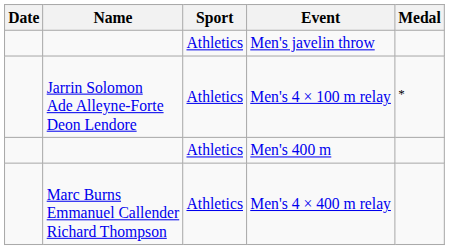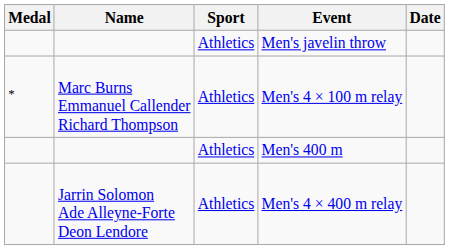columns swapped: (419, 17) <-> (24, 17)
(105, 106) Jarrin Solomon Ade Alleyne-Forte Deon Lendore -> (124, 106) Marc Burns Emmanuel Callender Richard Thompson
(113, 213) Marc Burns Emmanuel Callender Richard Thompson -> (116, 213) Jarrin Solomon Ade Alleyne-Forte Deon Lendore
